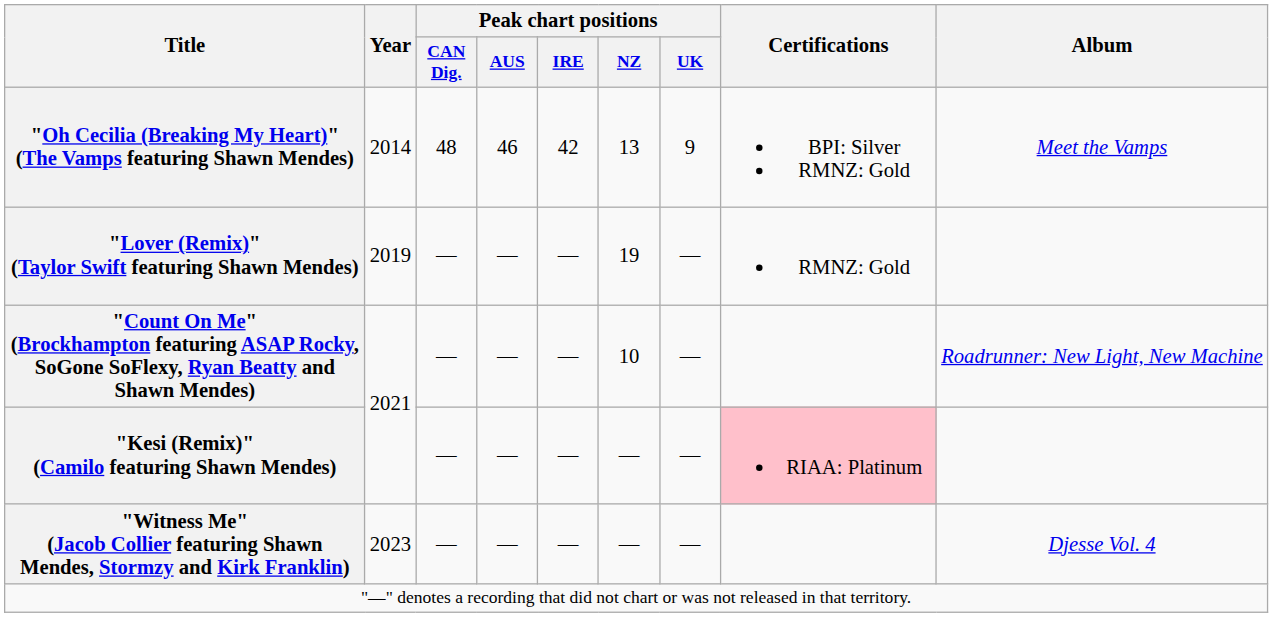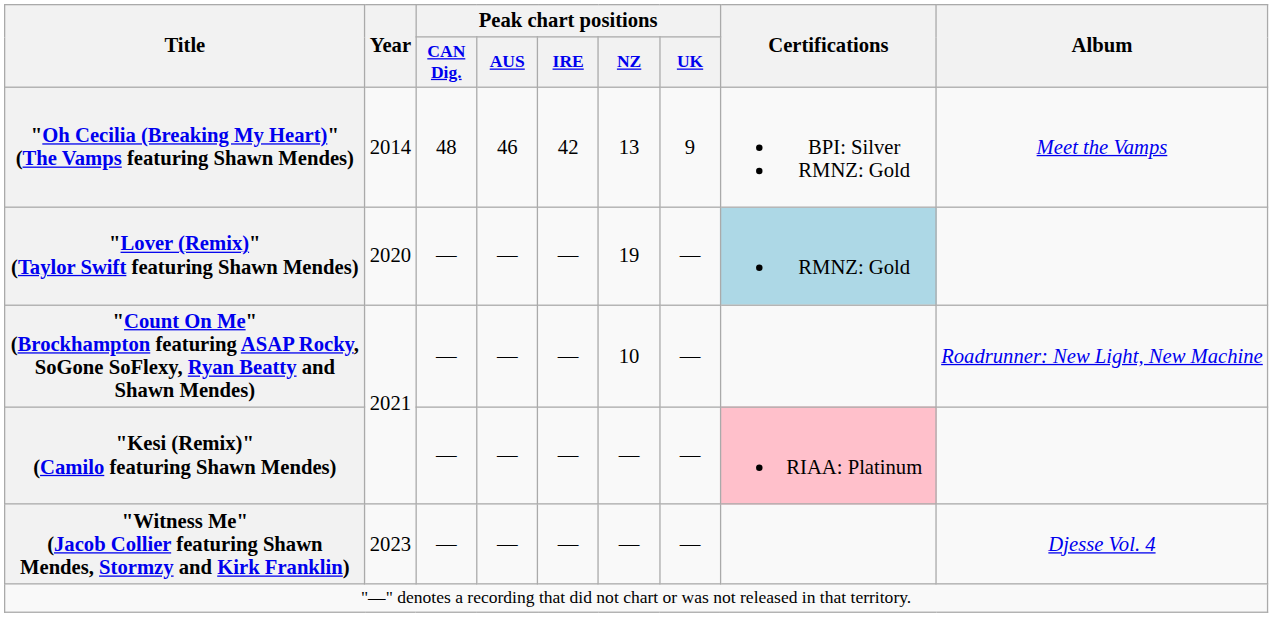(390, 255) 2019 -> (390, 255) 2020
(828, 268) no background -> (828, 268) lightblue background
